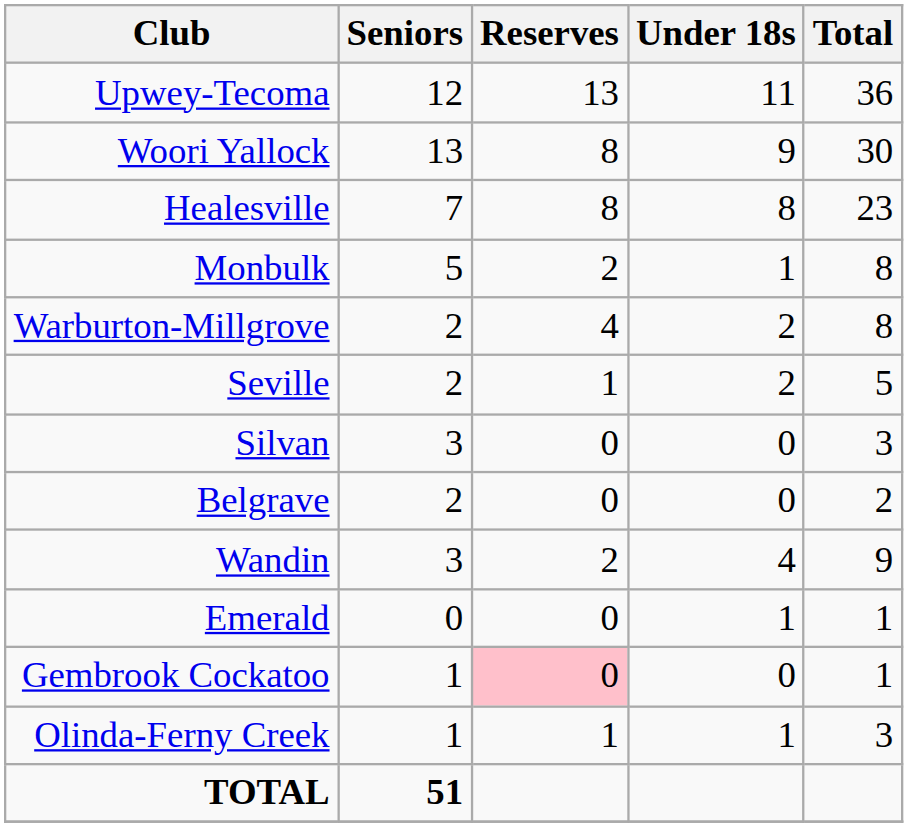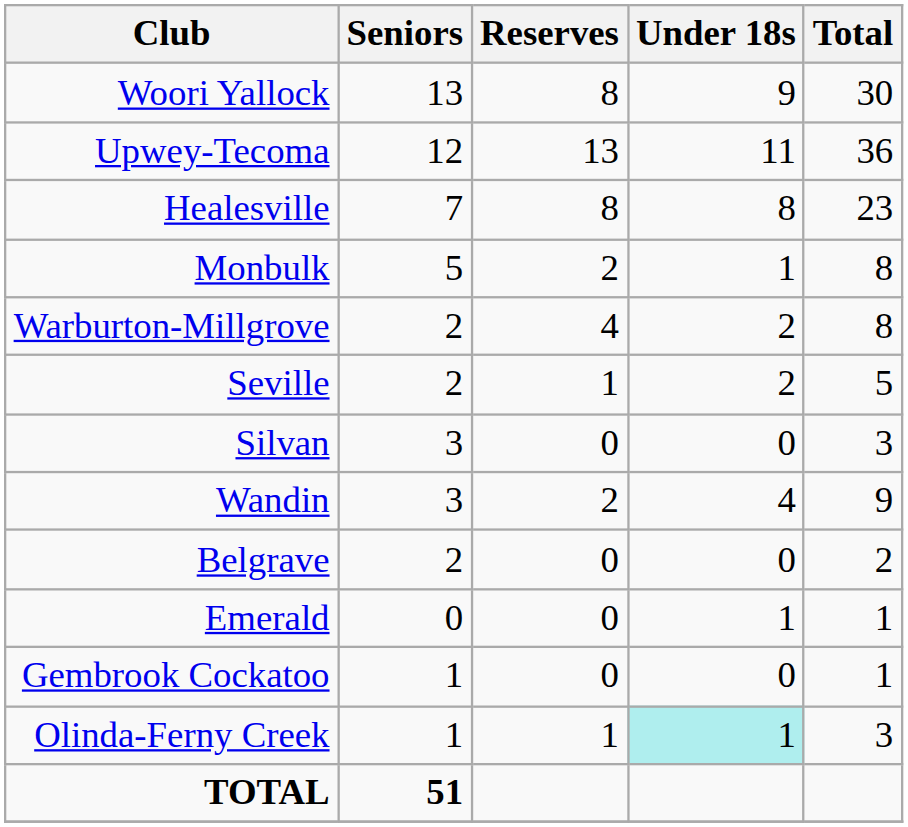rows swapped: (224, 150) <-> (212, 92)
rows swapped: (273, 558) <-> (263, 500)
(610, 675) pink background -> (610, 675) no background
(787, 734) no background -> (787, 734) paleturquoise background
